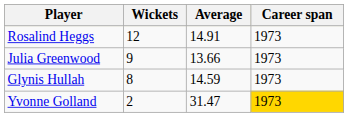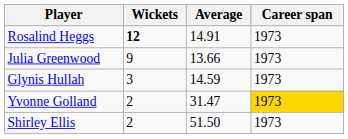(133, 36) normal -> (133, 36) bold
(130, 79) 8 -> (130, 79) 3
+ row: (41, 123)
